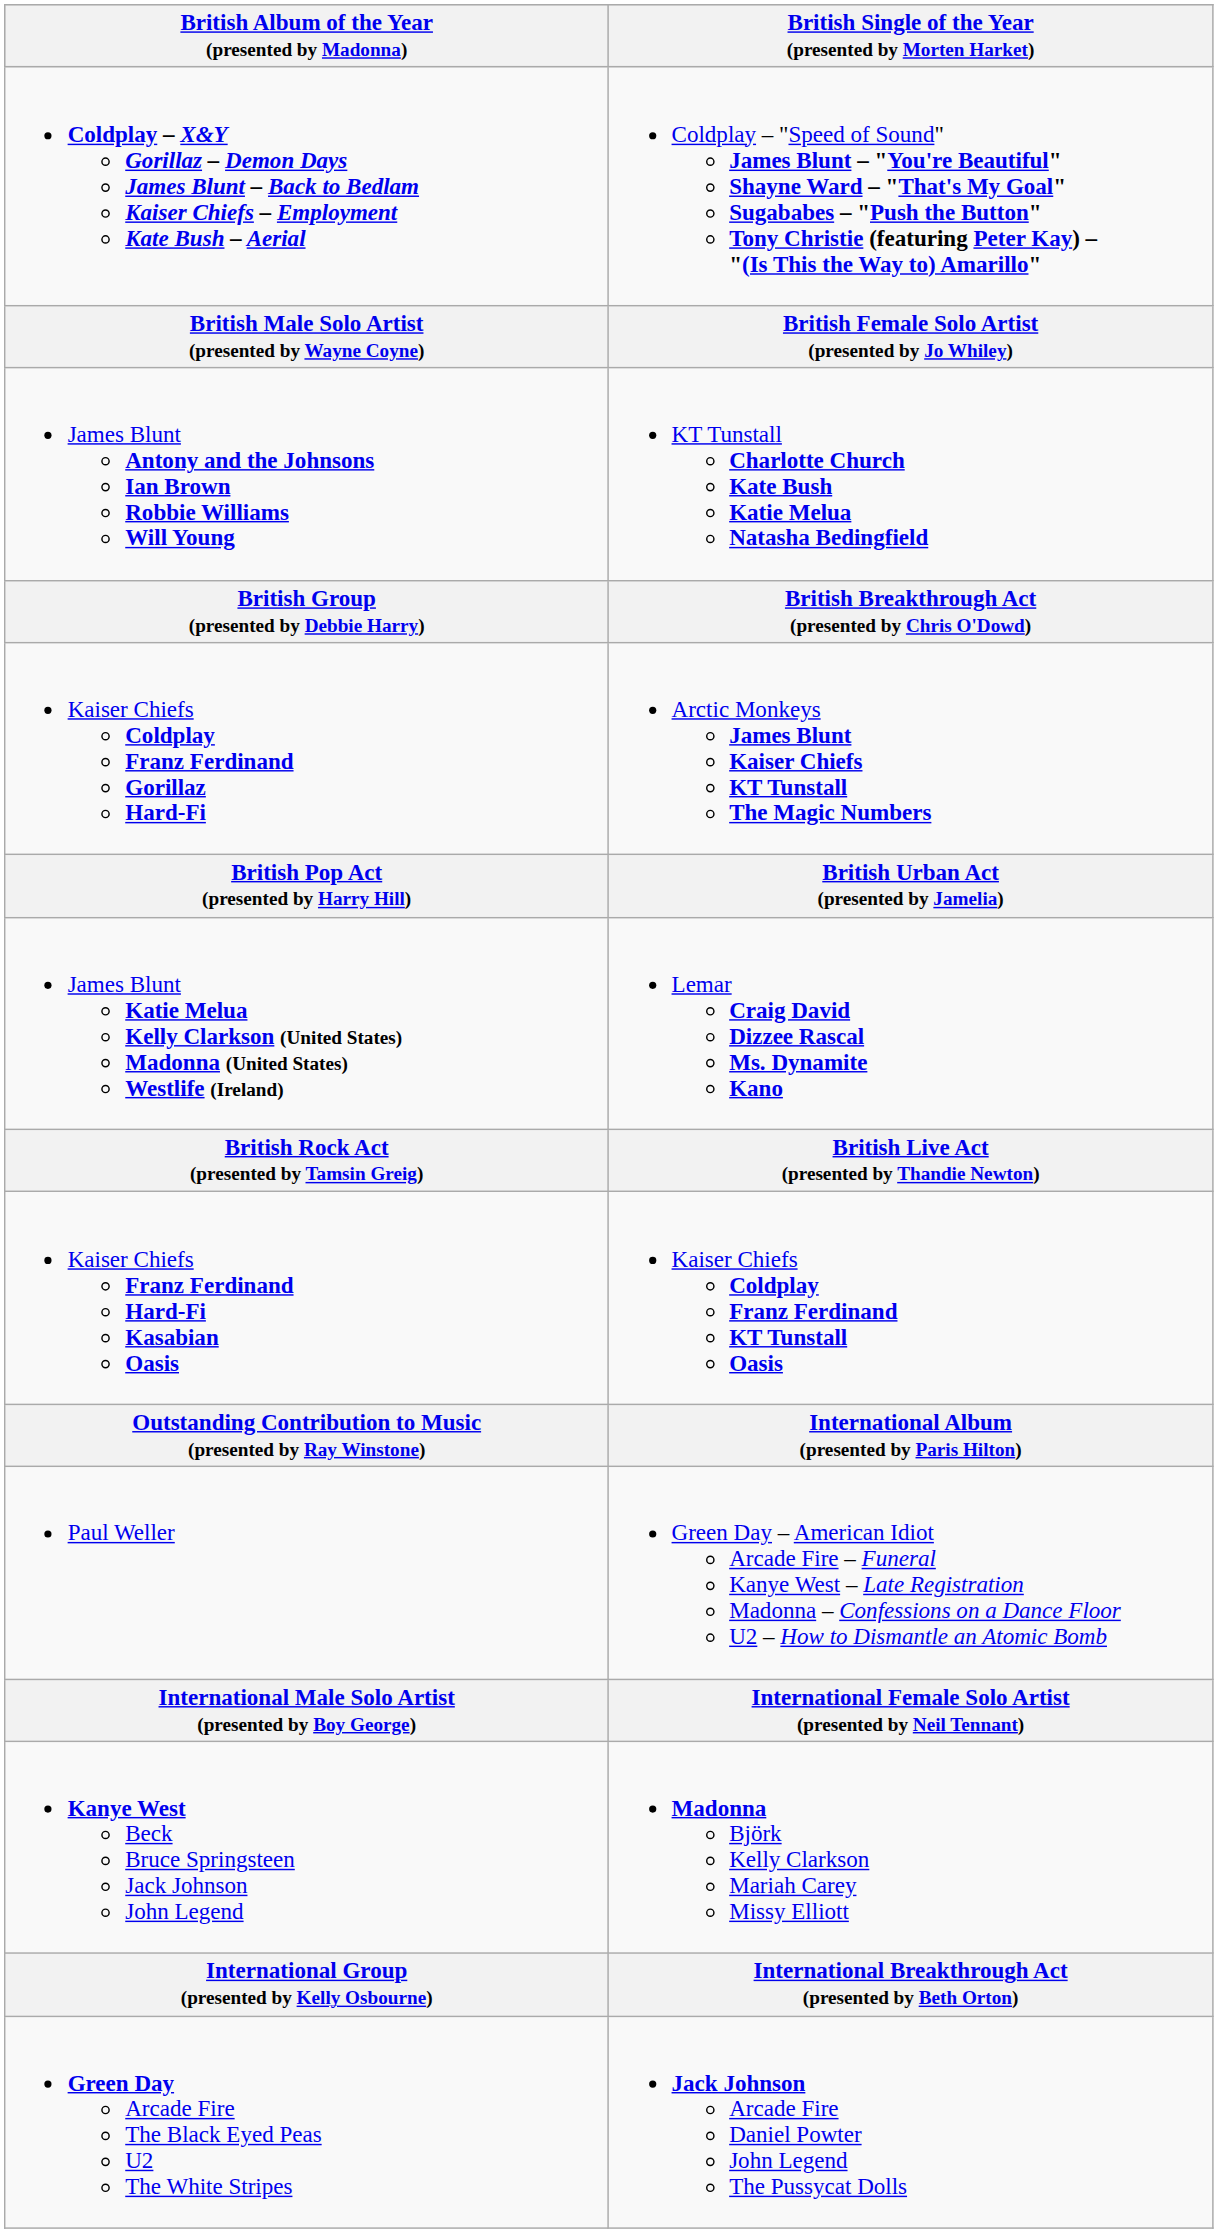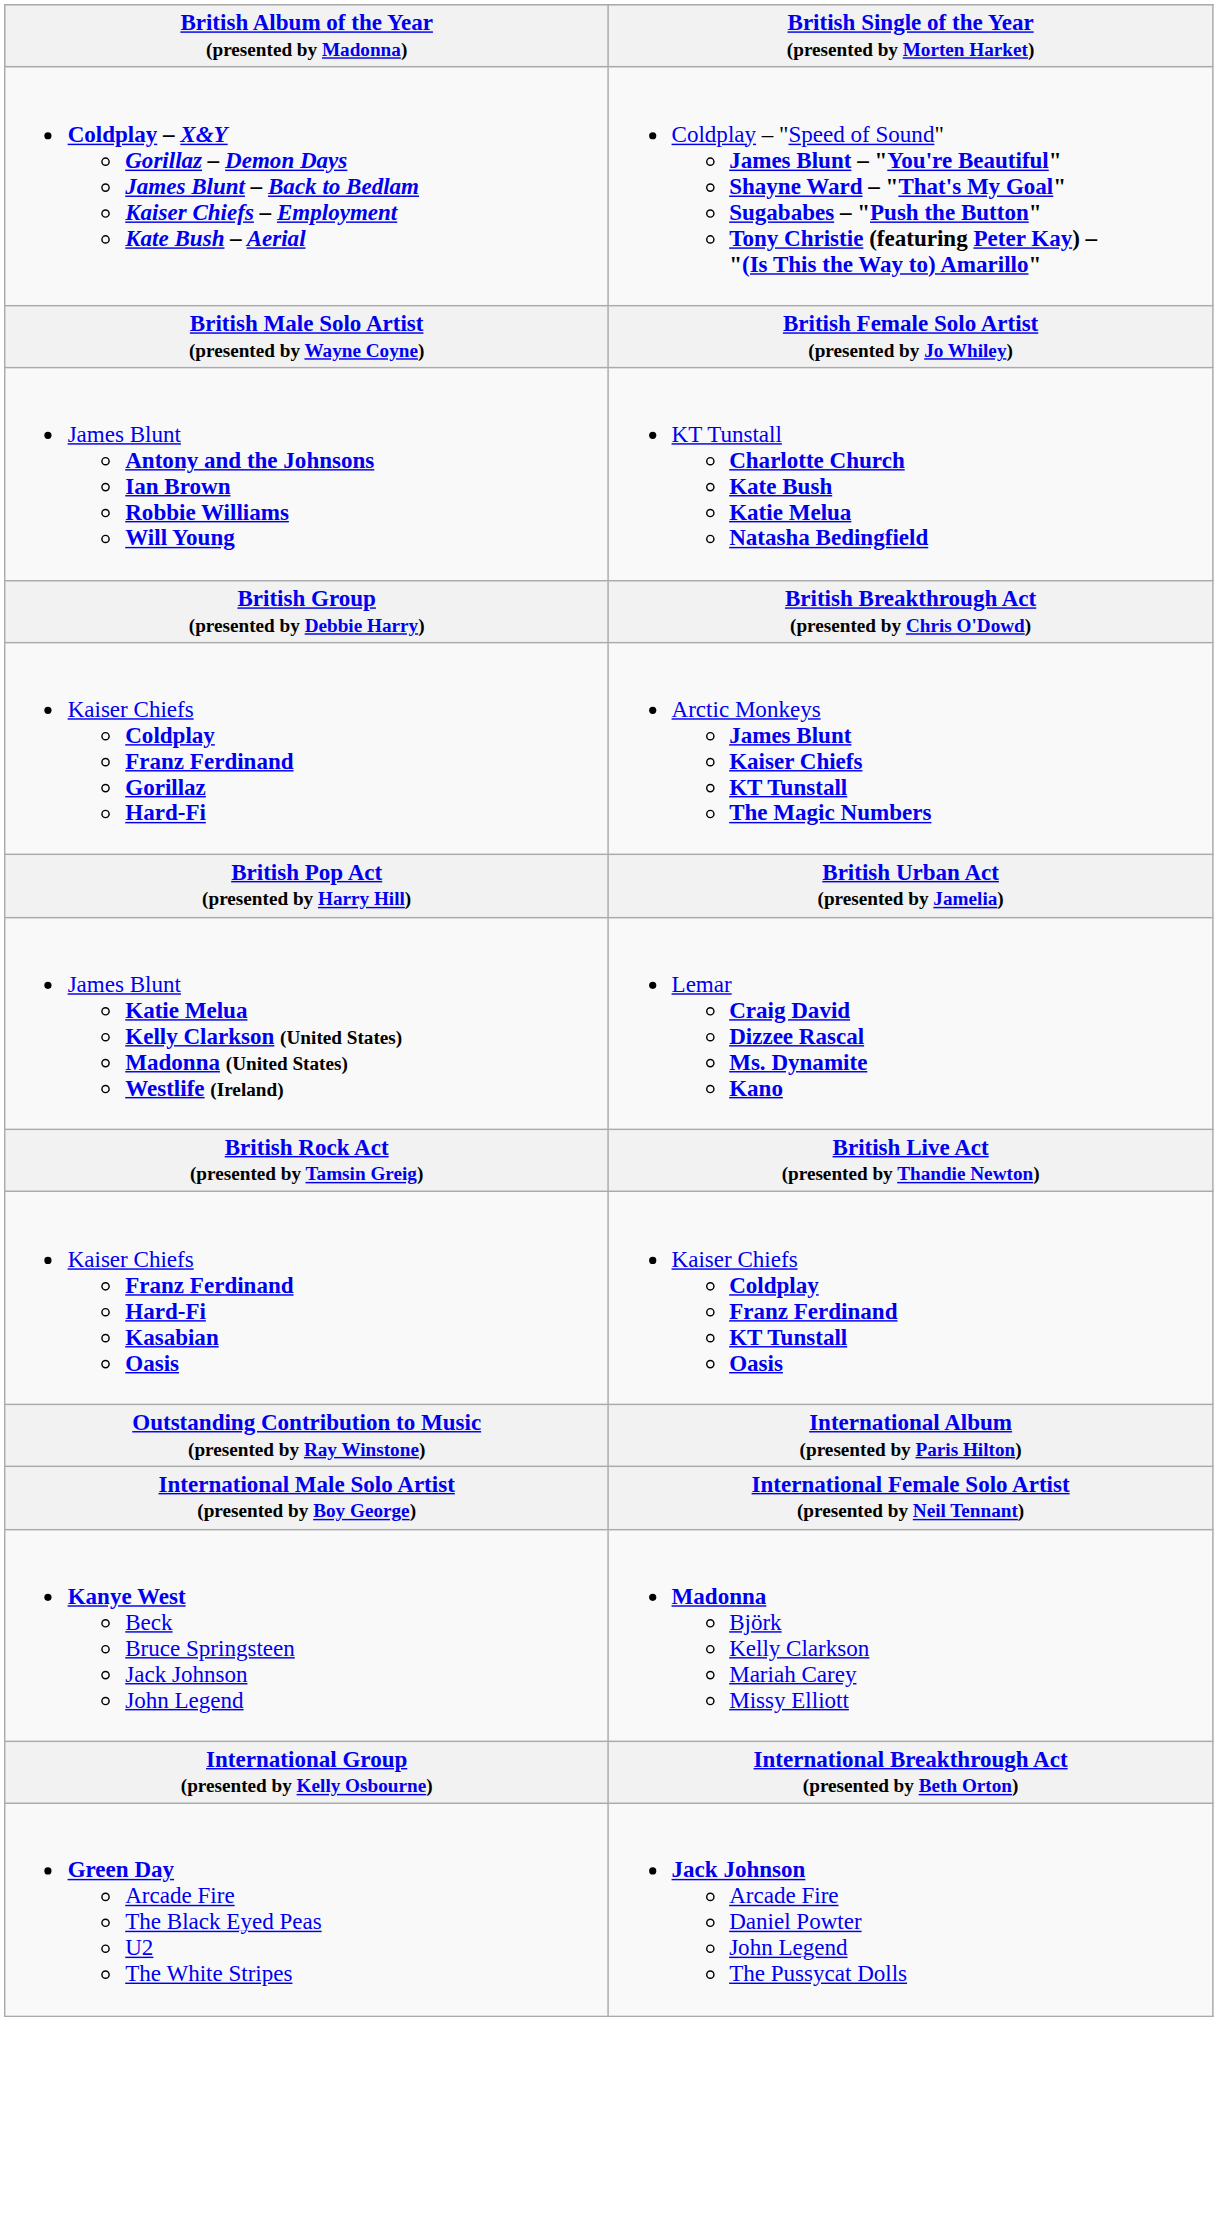- row: (307, 1534)
